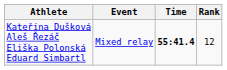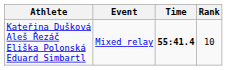(209, 42) 12 -> (209, 42) 10
